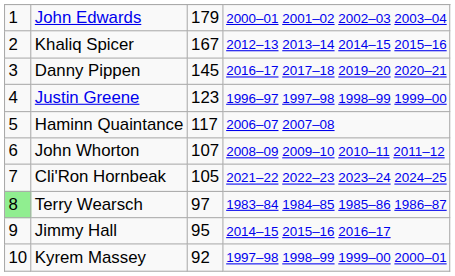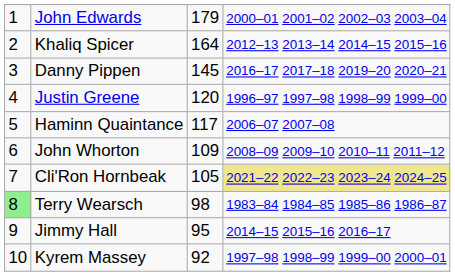(205, 44) 167 -> (205, 44) 164
(205, 97) 123 -> (205, 97) 120
(205, 151) 107 -> (205, 151) 109
(336, 178) no background -> (336, 178) khaki background
(200, 204) 97 -> (200, 204) 98
